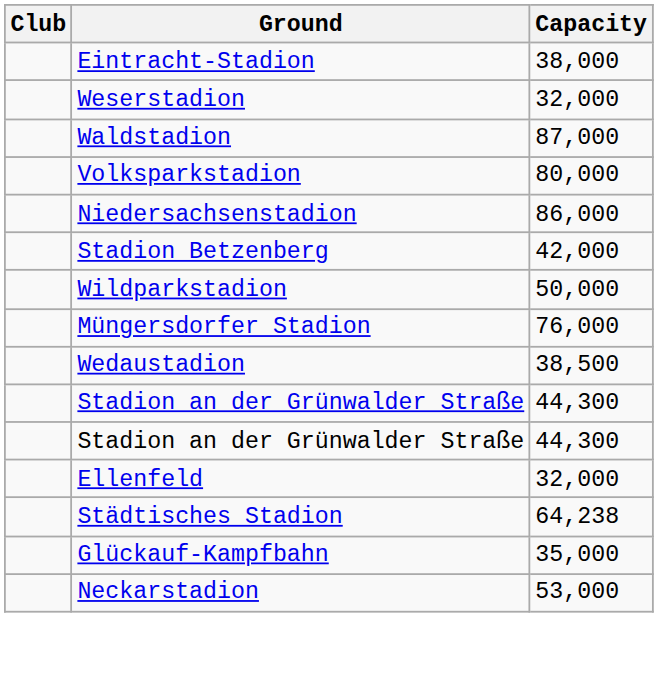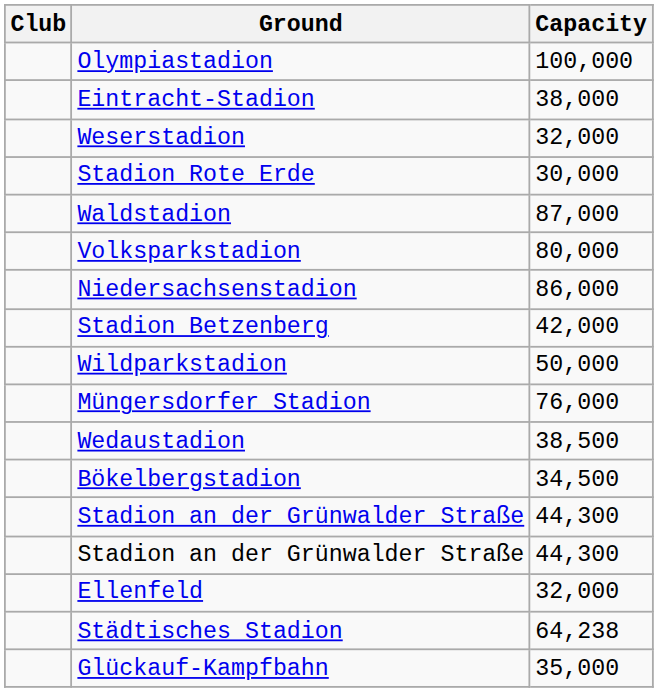+ row: (175, 62)
+ row: (196, 176)
+ row: (189, 479)
- row: (168, 593)
